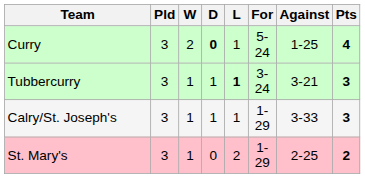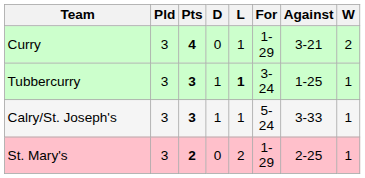columns swapped: (190, 15) <-> (346, 15)
(213, 44) bold -> (217, 44) normal
(262, 44) 5-24 -> (266, 44) 1-29
(304, 44) 1-25 -> (309, 44) 3-21
(304, 81) 3-21 -> (309, 81) 1-25
(262, 118) 1-29 -> (266, 118) 5-24
